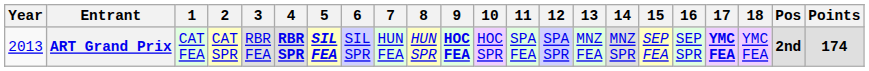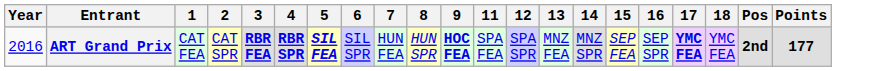- column: (490, 16)
(26, 47) 2013 -> (26, 47) 2016
(258, 47) normal -> (258, 47) bold
(834, 47) 174 -> (801, 47) 177
